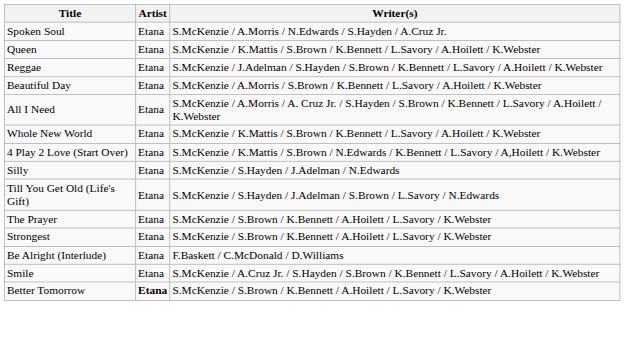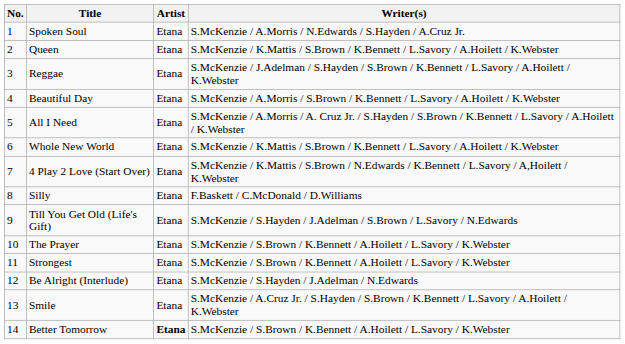+ column: (15, 13)
(286, 170) S.McKenzie / S.Hayden / J.Adelman / N.Edwards -> (276, 195) F.Baskett / C.McDonald / D.Williams
(258, 255) F.Baskett / C.McDonald / D.Williams -> (304, 280) S.McKenzie / S.Hayden / J.Adelman / N.Edwards
